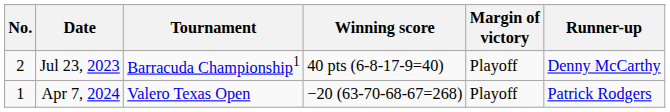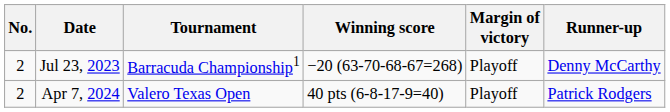(375, 65) 40 pts (6-8-17-9=40) -> (385, 65) −20 (63-70-68-67=268)
(20, 94) 1 -> (20, 94) 2
(385, 94) −20 (63-70-68-67=268) -> (375, 94) 40 pts (6-8-17-9=40)
